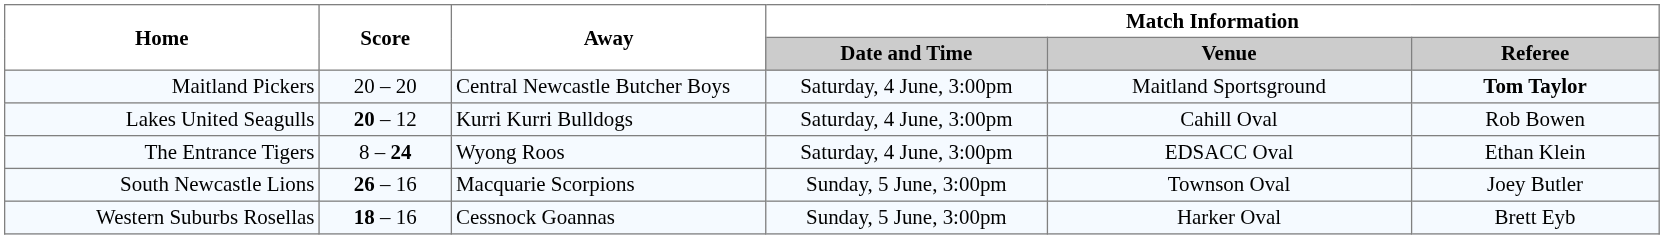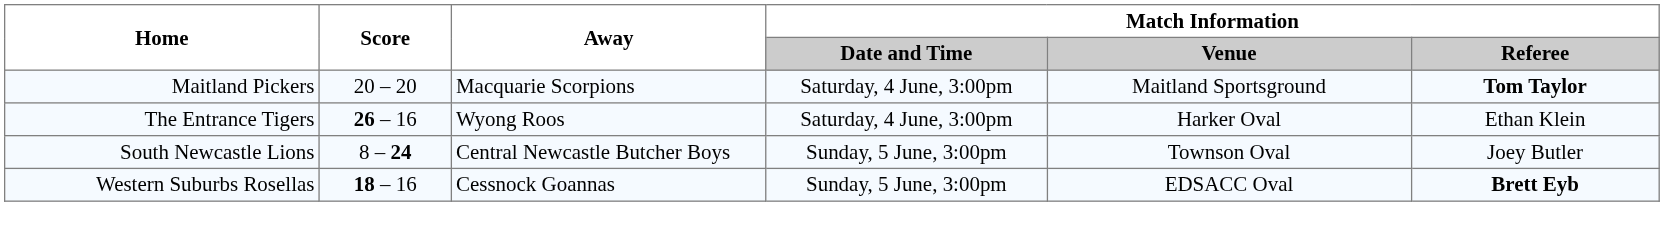(593, 86) Central Newcastle Butcher Boys -> (545, 86) Macquarie Scorpions
- row: (220, 119)
(385, 151) 8 – 24 -> (385, 119) 26 – 16
(1229, 151) EDSACC Oval -> (1229, 119) Harker Oval
(385, 184) 26 – 16 -> (385, 151) 8 – 24
(545, 184) Macquarie Scorpions -> (593, 151) Central Newcastle Butcher Boys
(1229, 217) Harker Oval -> (1229, 184) EDSACC Oval
(1535, 217) normal -> (1535, 184) bold
